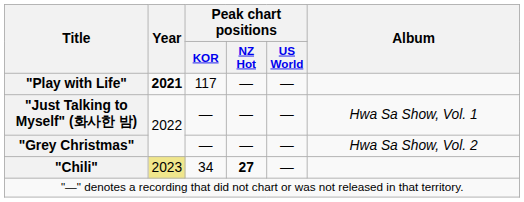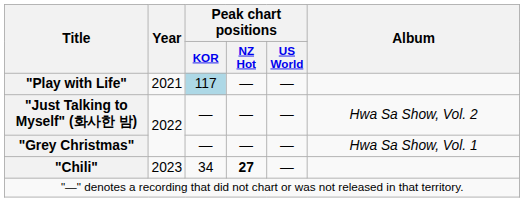(167, 84) bold -> (167, 84) normal
(206, 84) no background -> (206, 84) lightblue background
(414, 114) Hwa Sa Show, Vol. 1 -> (414, 114) Hwa Sa Show, Vol. 2
(414, 145) Hwa Sa Show, Vol. 2 -> (414, 145) Hwa Sa Show, Vol. 1
(167, 167) khaki background -> (167, 167) no background
